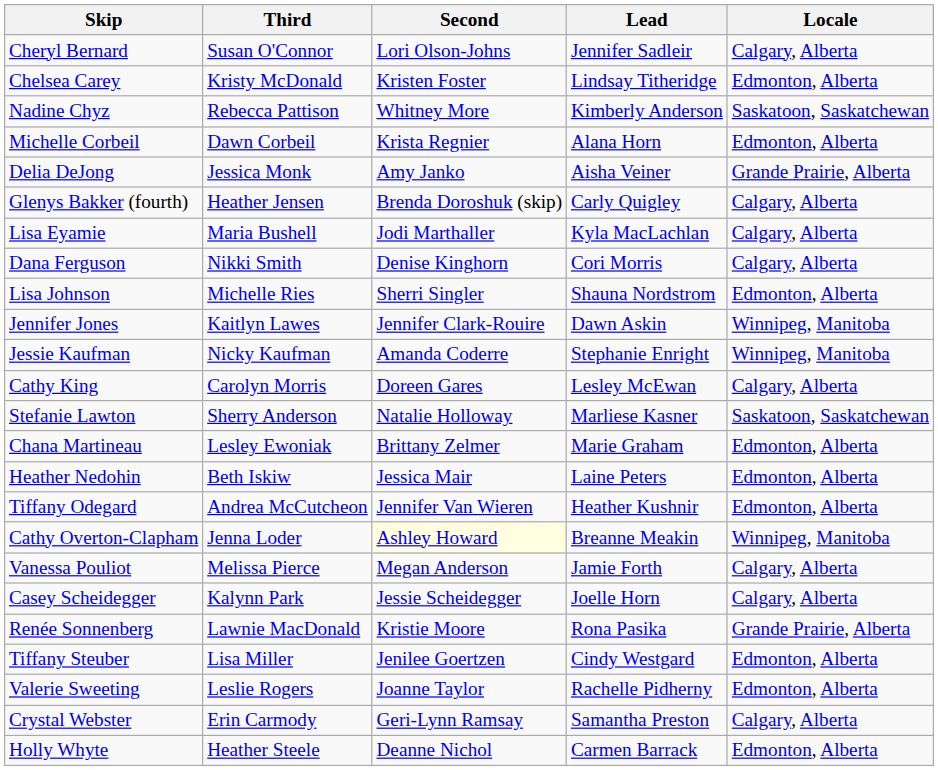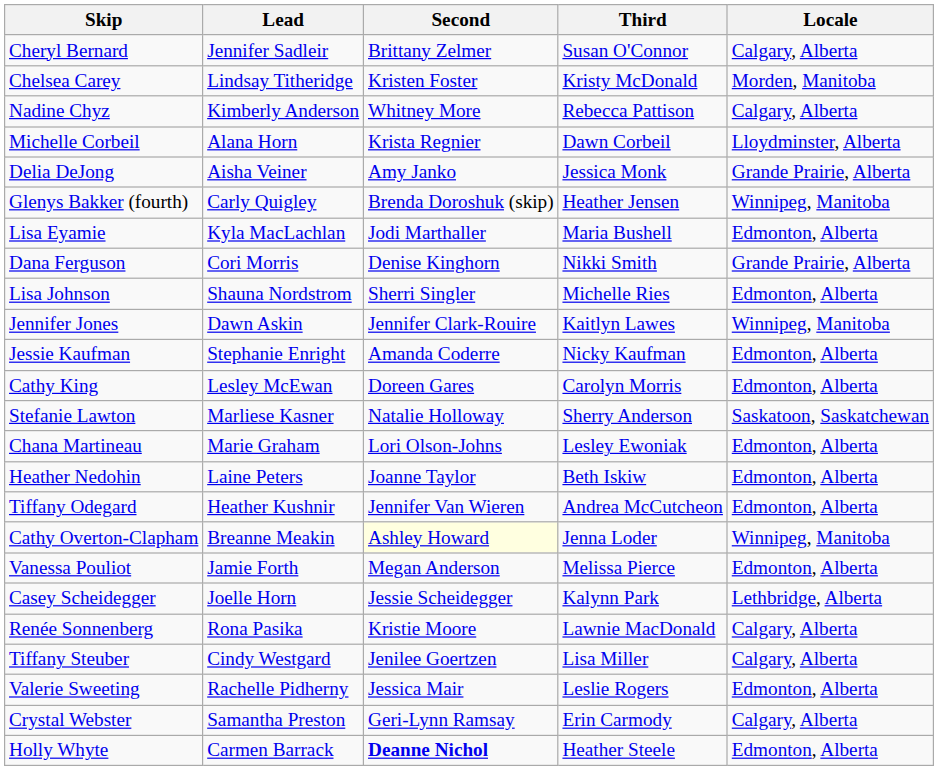columns swapped: (287, 19) <-> (647, 19)
(443, 50) Lori Olson-Johns -> (430, 50) Brittany Zelmer
(805, 80) Edmonton, Alberta -> (804, 80) Morden, Manitoba
(830, 111) Saskatoon, Saskatchewan -> (795, 111) Calgary, Alberta
(805, 141) Edmonton, Alberta -> (816, 141) Lloydminster, Alberta
(795, 202) Calgary, Alberta -> (811, 202) Winnipeg, Manitoba
(795, 232) Calgary, Alberta -> (805, 232) Edmonton, Alberta
(795, 263) Calgary, Alberta -> (821, 263) Grande Prairie, Alberta
(811, 354) Winnipeg, Manitoba -> (805, 354) Edmonton, Alberta
(795, 385) Calgary, Alberta -> (805, 385) Edmonton, Alberta
(438, 446) Brittany Zelmer -> (435, 446) Lori Olson-Johns
(424, 476) Jessica Mair -> (422, 476) Joanne Taylor
(795, 567) Calgary, Alberta -> (805, 567) Edmonton, Alberta
(795, 598) Calgary, Alberta -> (807, 598) Lethbridge, Alberta
(821, 628) Grande Prairie, Alberta -> (795, 628) Calgary, Alberta
(805, 659) Edmonton, Alberta -> (795, 659) Calgary, Alberta
(430, 689) Joanne Taylor -> (416, 689) Jessica Mair
(434, 750) normal -> (428, 750) bold
